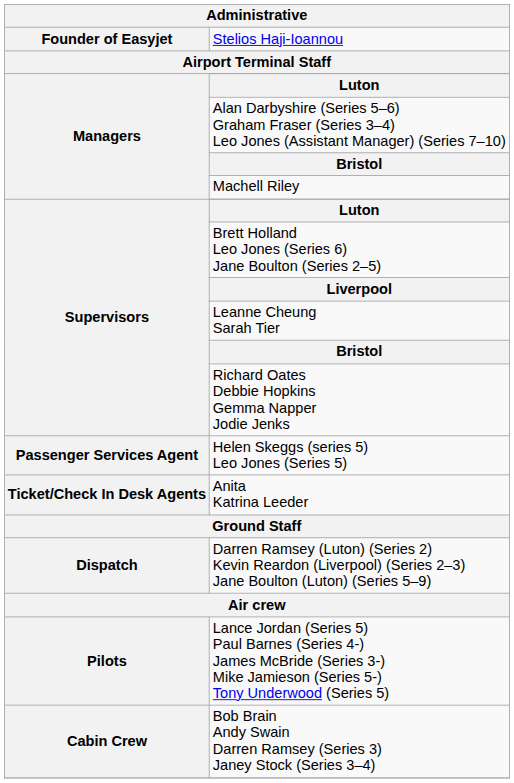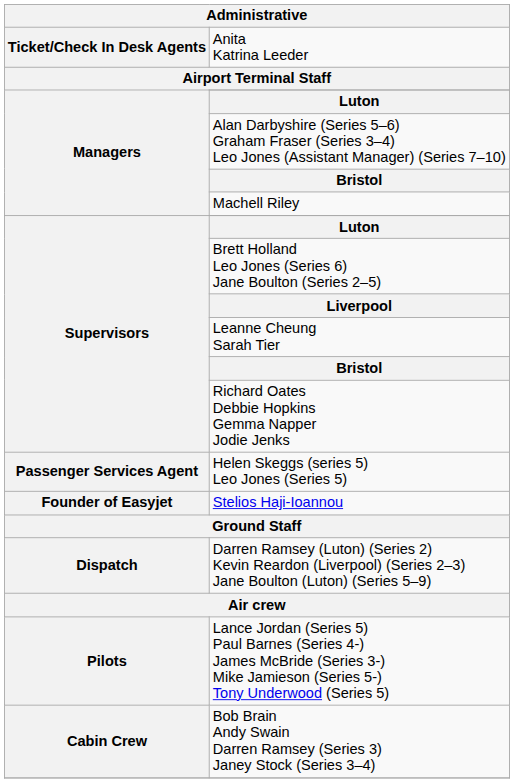rows swapped: (278, 39) <-> (261, 494)
